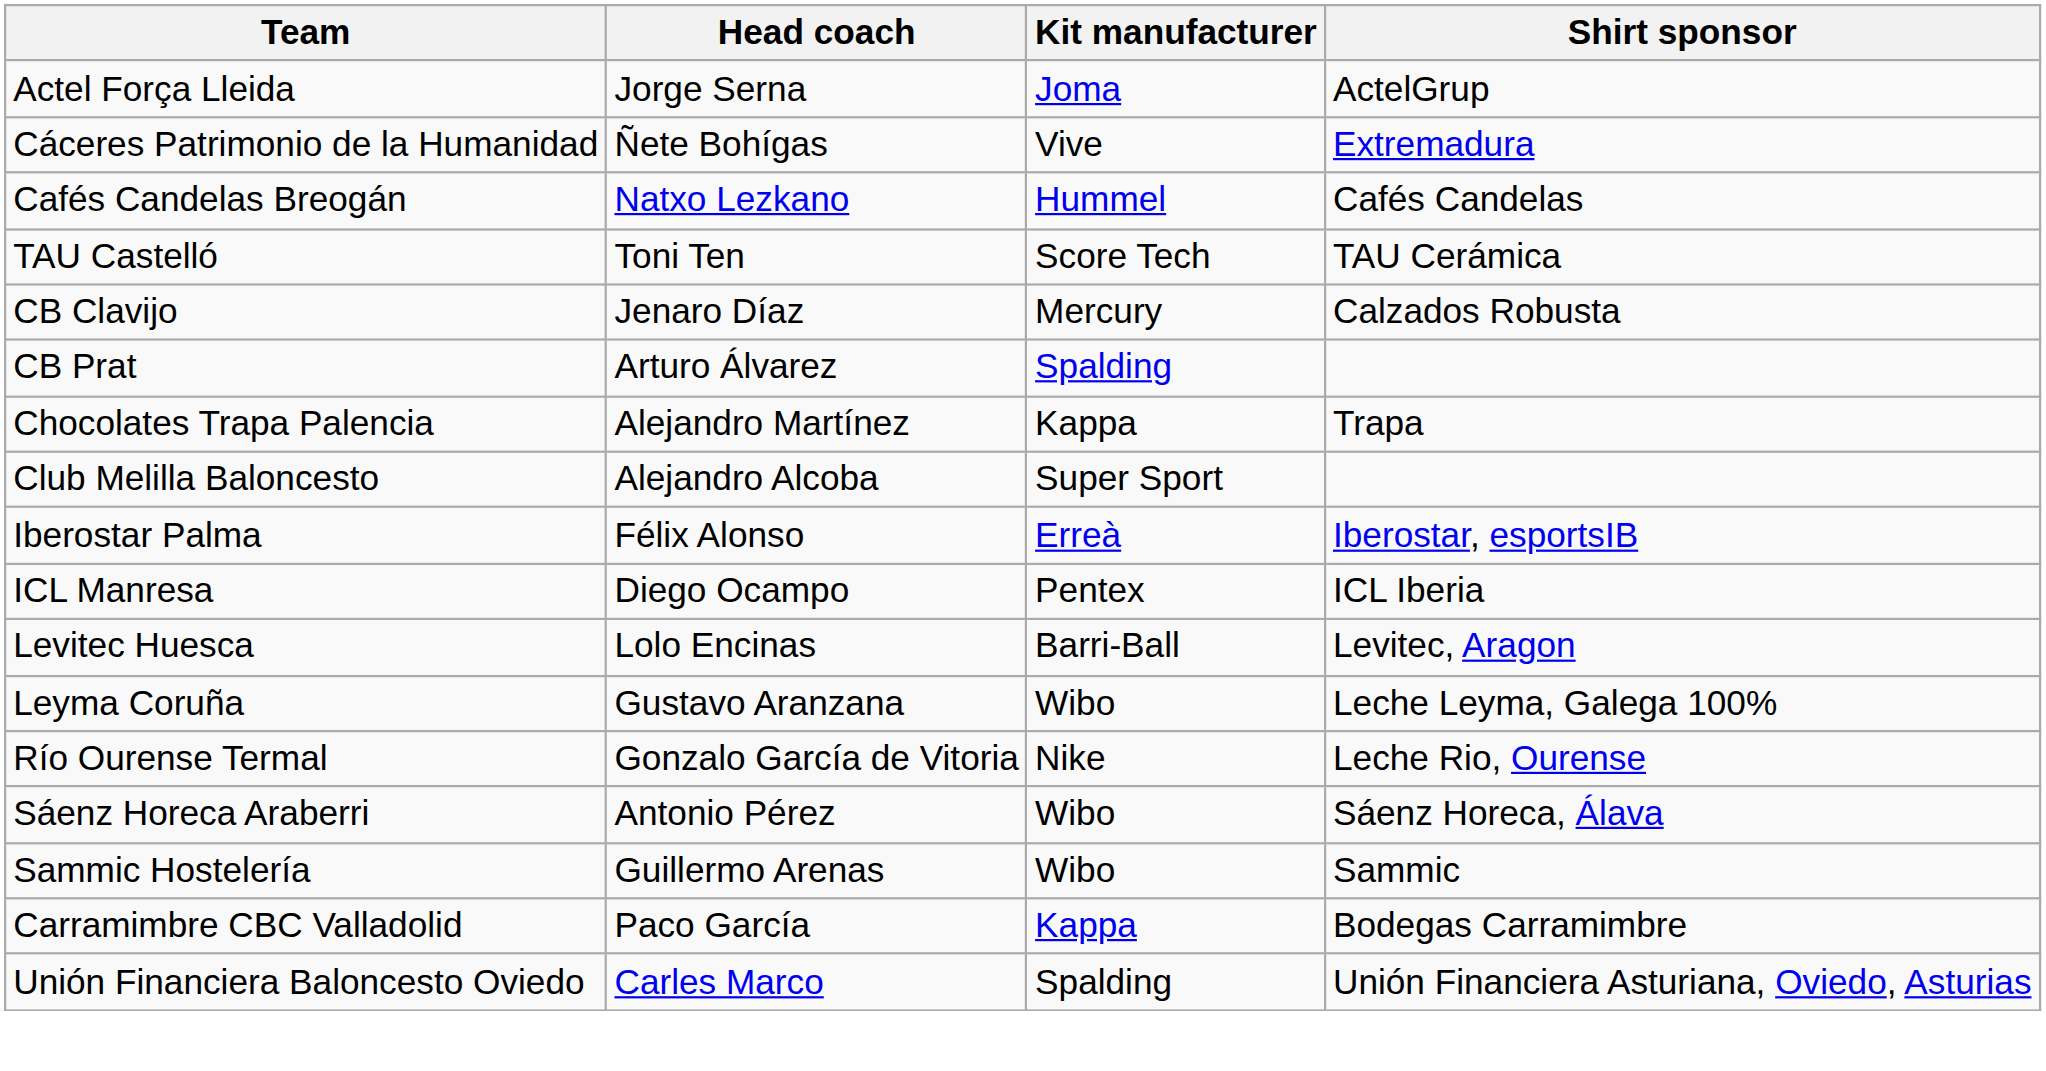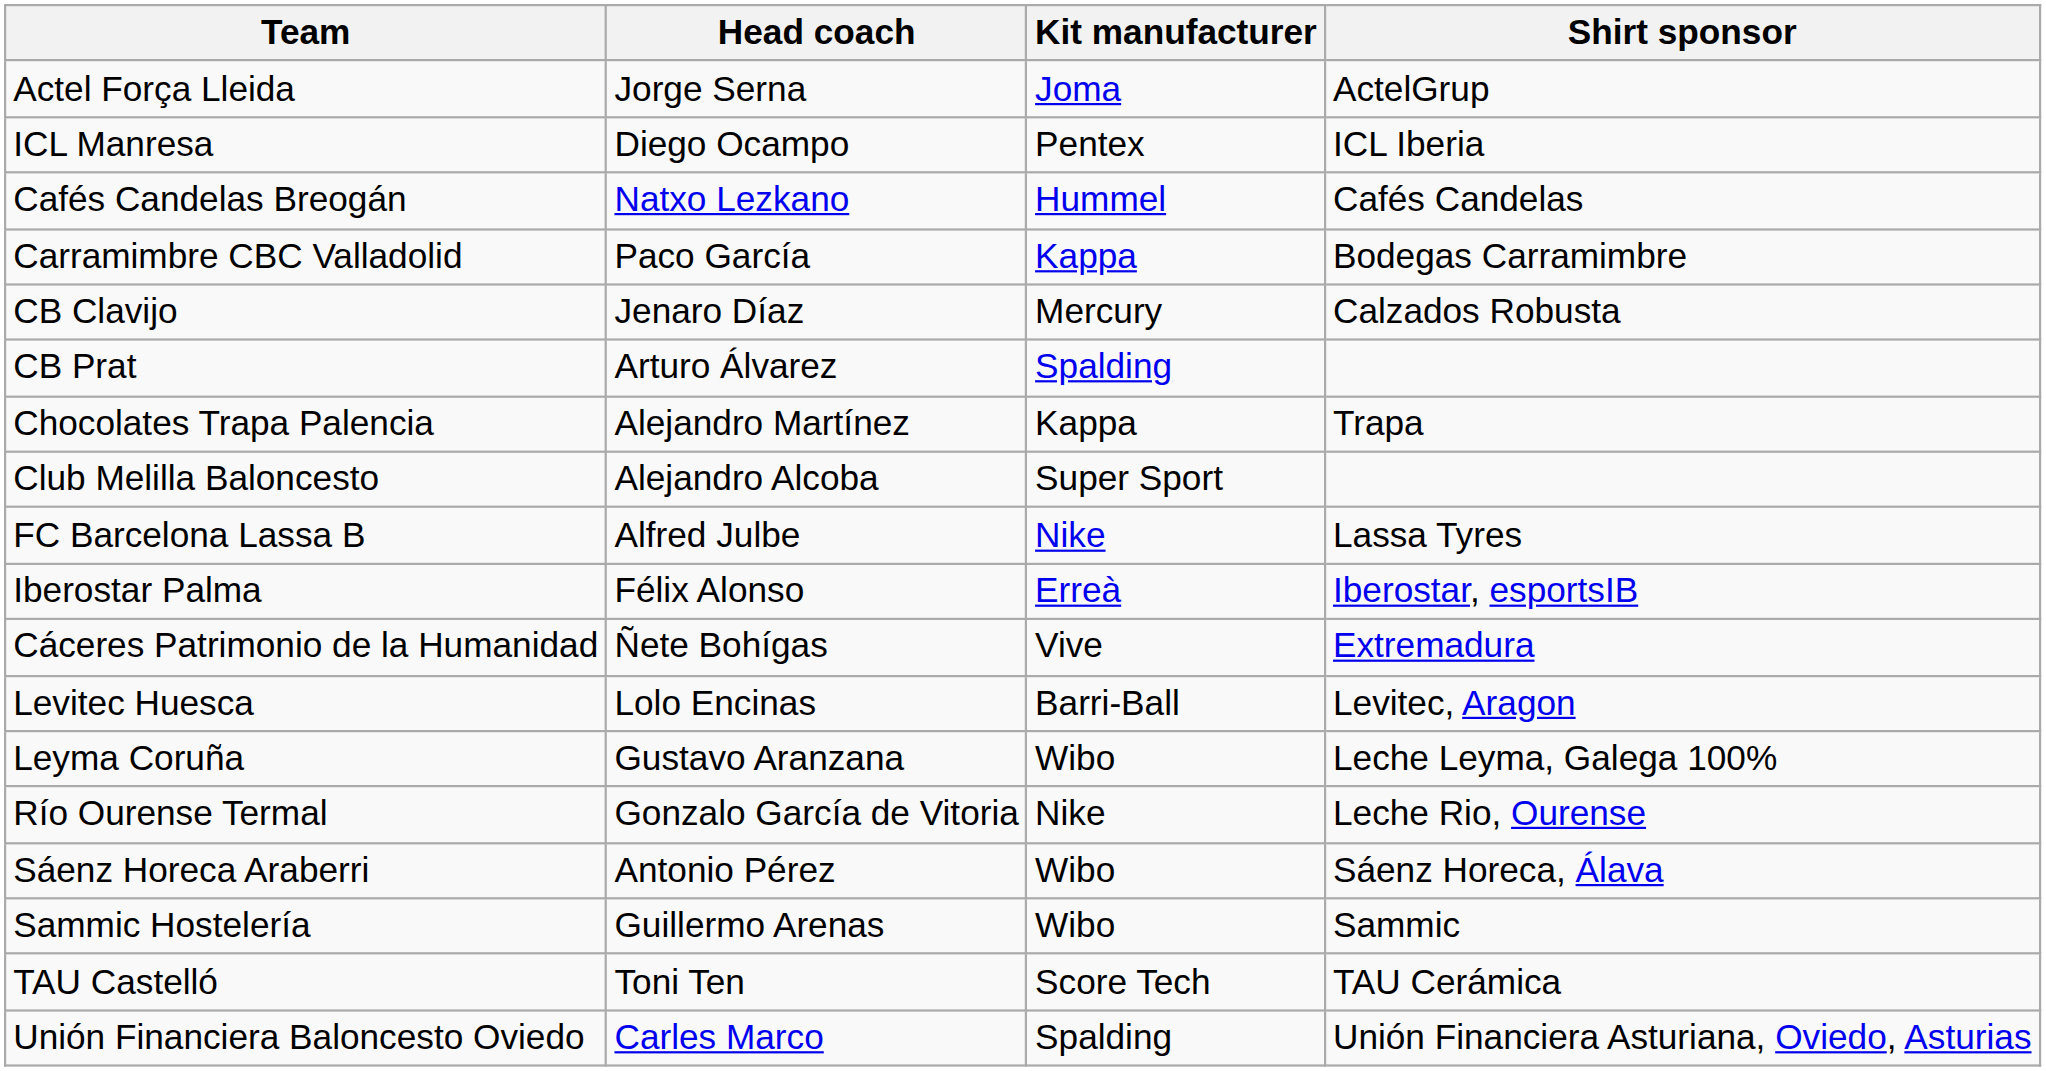rows swapped: (306, 144) <-> (113, 590)
rows swapped: (238, 925) <-> (116, 255)
+ row: (189, 534)
